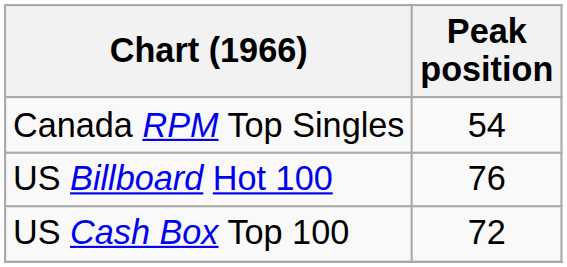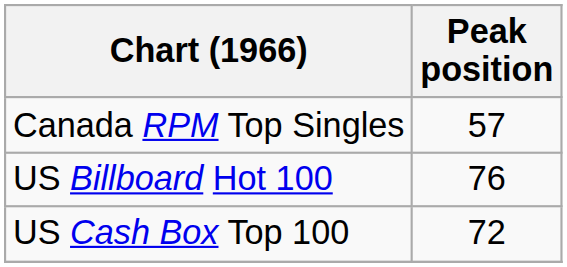(487, 124) 54 -> (487, 124) 57
